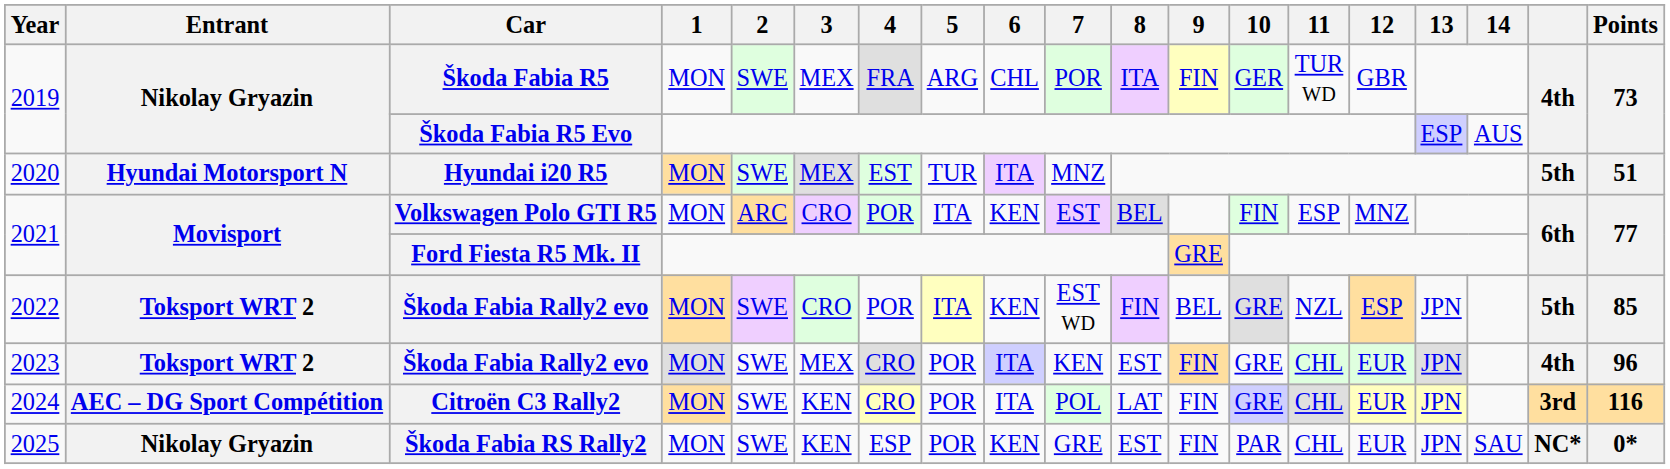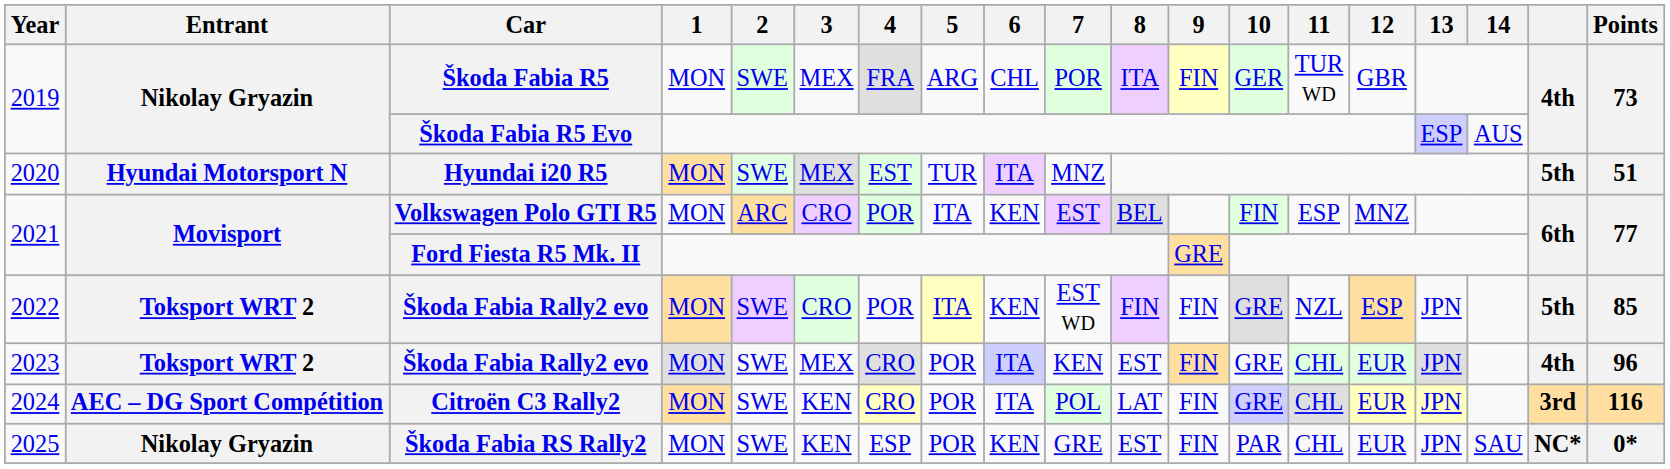(1199, 308) BEL -> (1199, 308) FIN
